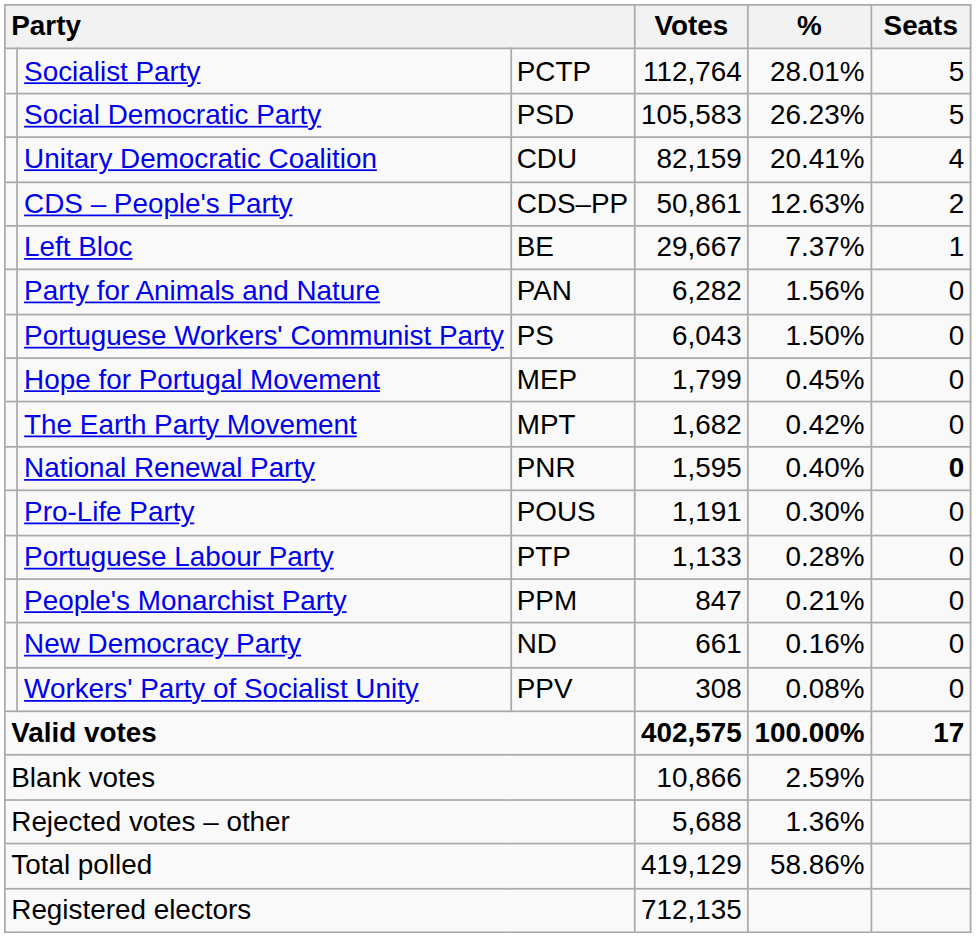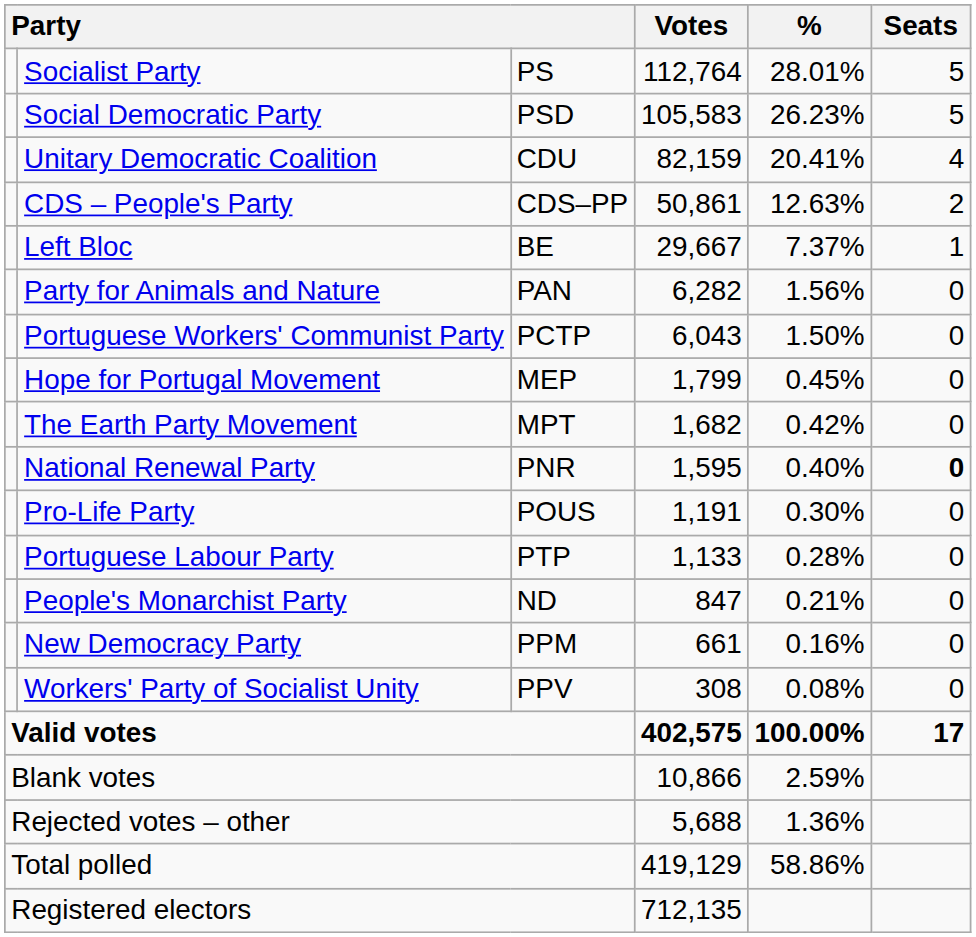(554, 70) PCTP -> (535, 70) PS
(535, 335) PS -> (554, 335) PCTP
(547, 600) PPM -> (537, 600) ND
(537, 644) ND -> (547, 644) PPM
